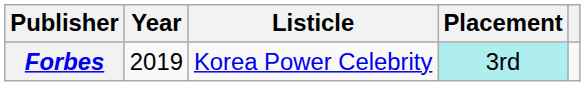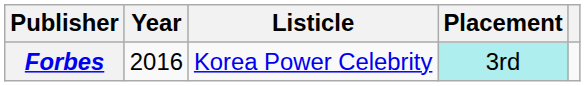(156, 61) 2019 -> (156, 61) 2016
